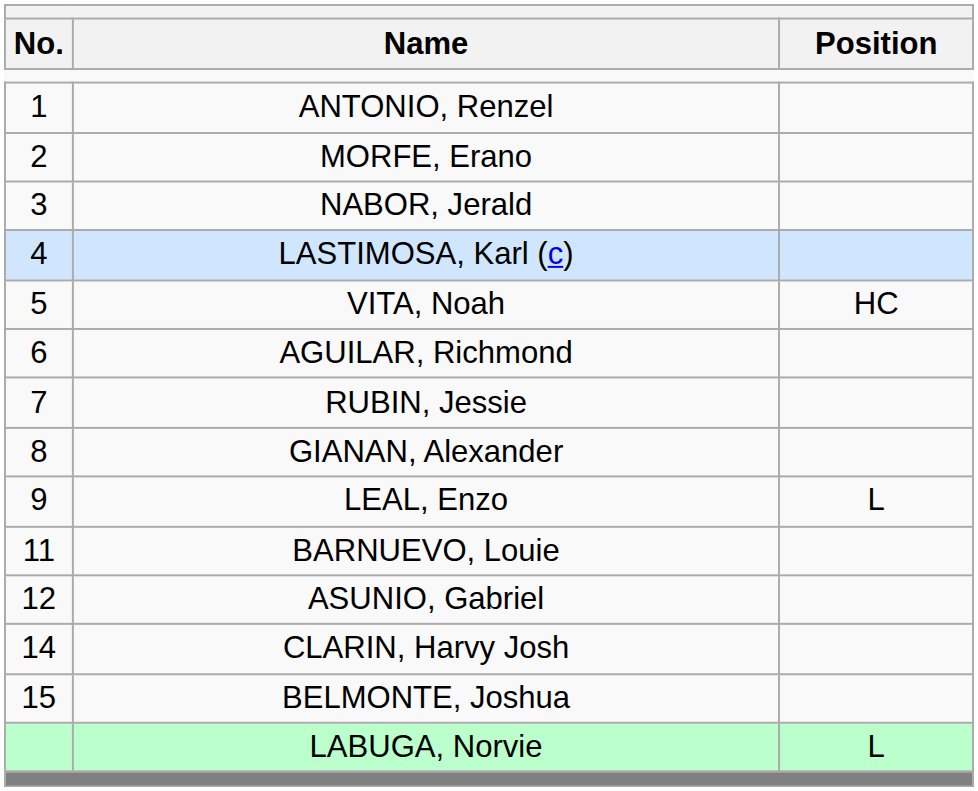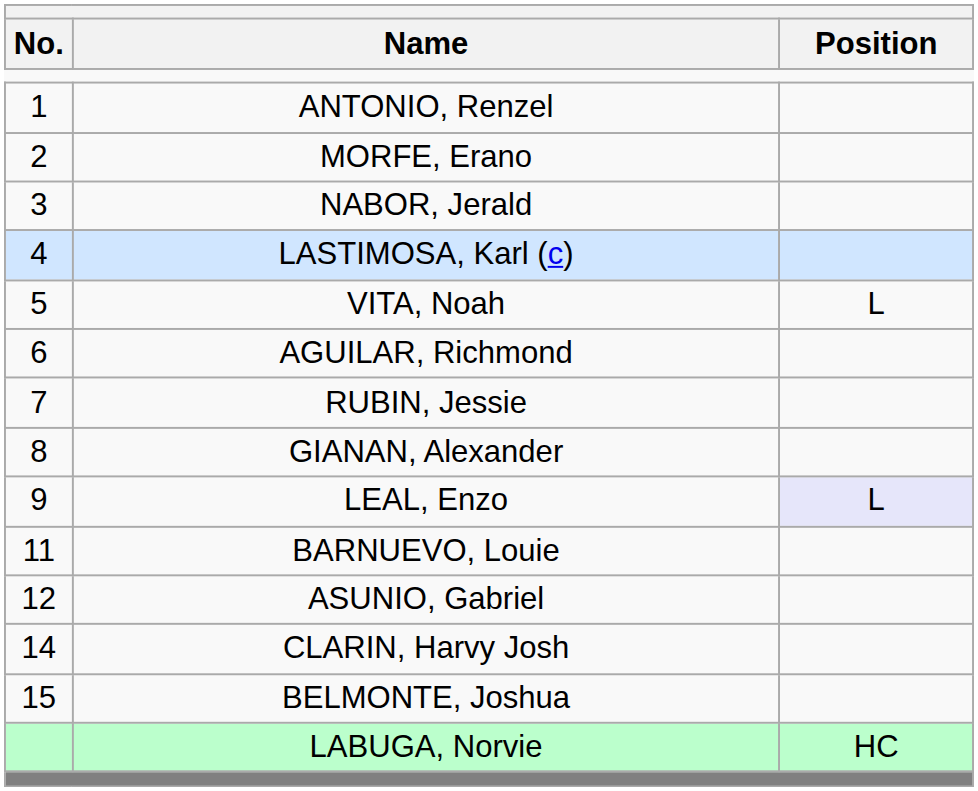(876, 303) HC -> (876, 303) L
(876, 500) no background -> (876, 500) lavender background
(876, 746) L -> (876, 746) HC
